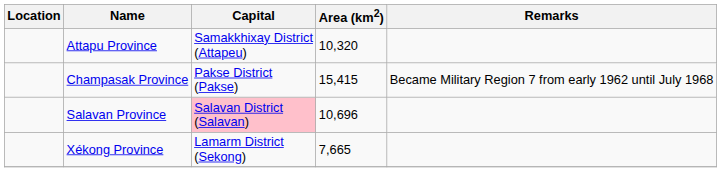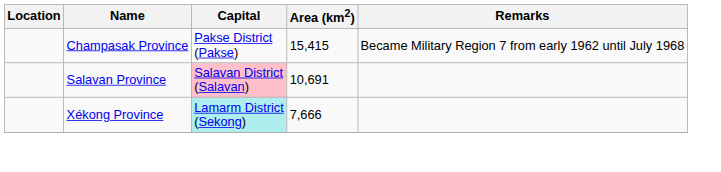- row: (112, 45)
(338, 115) 10,696 -> (309, 80) 10,691
(239, 149) no background -> (239, 115) paleturquoise background
(335, 149) 7,665 -> (306, 115) 7,666
